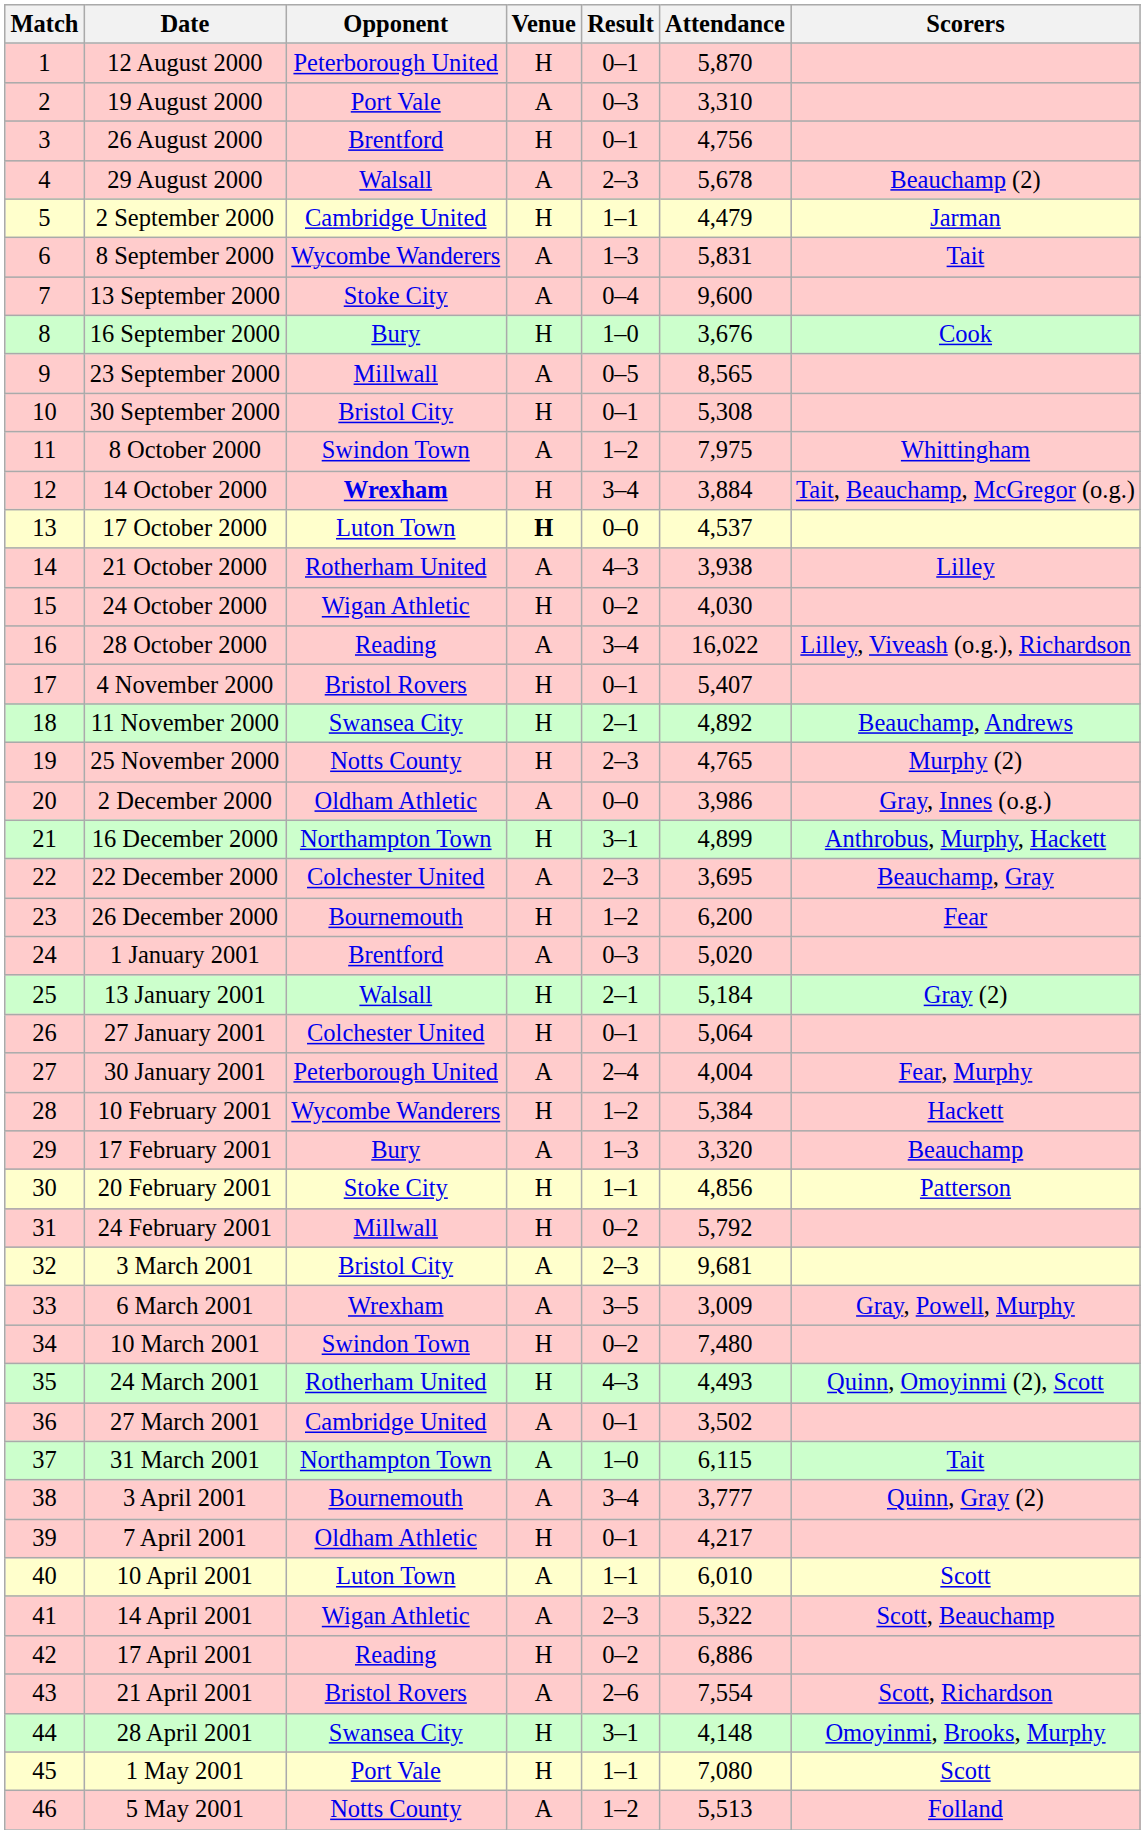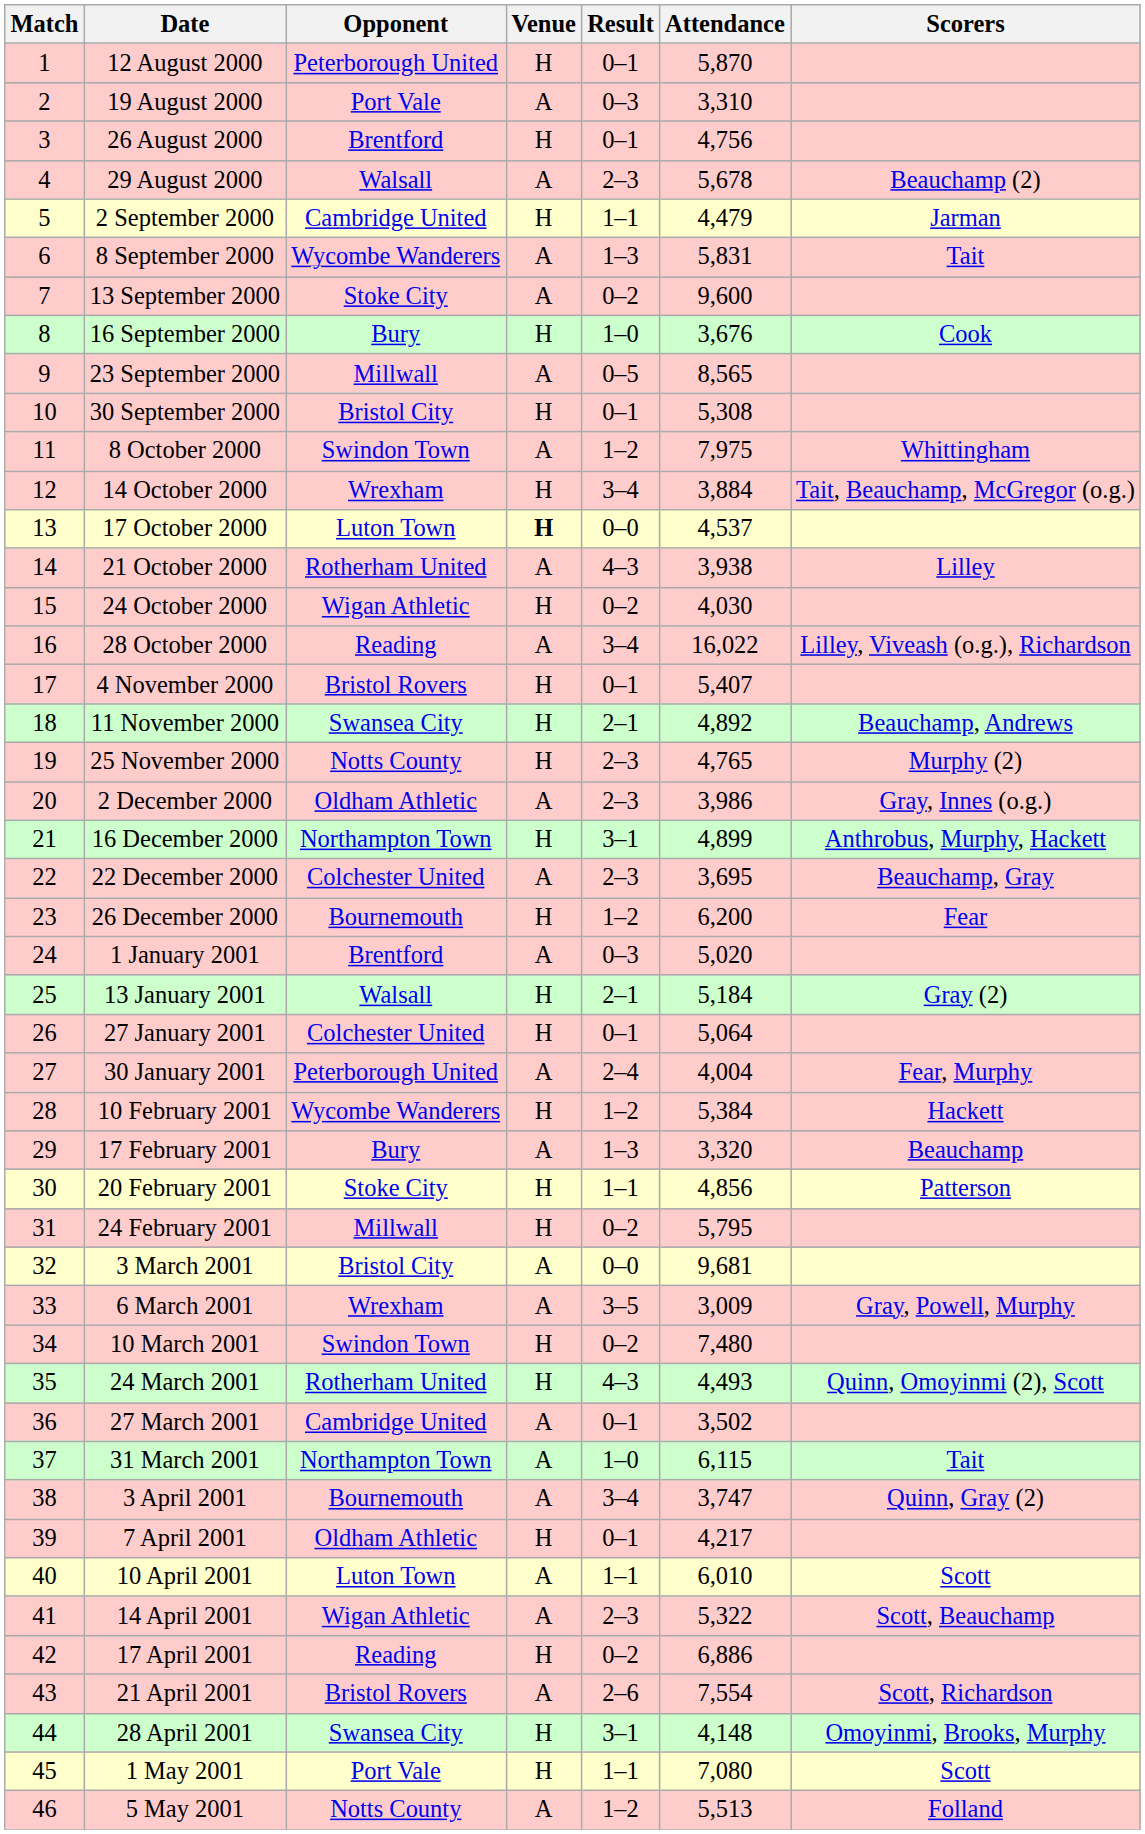(620, 295) 0–4 -> (620, 295) 0–2
(396, 489) bold -> (396, 489) normal
(620, 800) 0–0 -> (620, 800) 2–3
(725, 1227) 5,792 -> (725, 1227) 5,795
(620, 1266) 2–3 -> (620, 1266) 0–0
(725, 1499) 3,777 -> (725, 1499) 3,747
